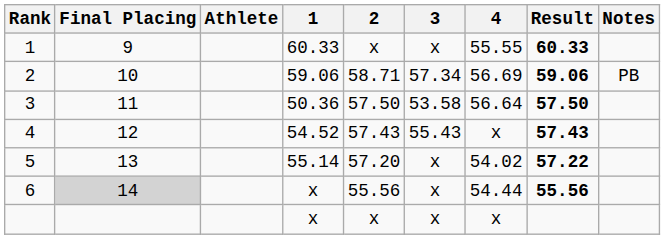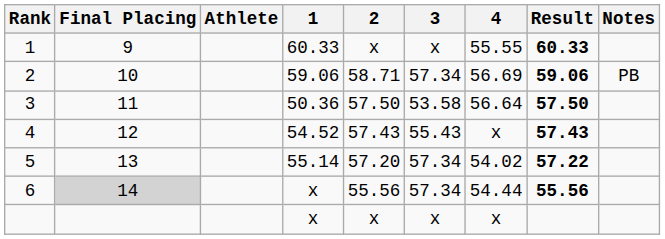(435, 162) x -> (435, 162) 57.34
(435, 191) x -> (435, 191) 57.34
